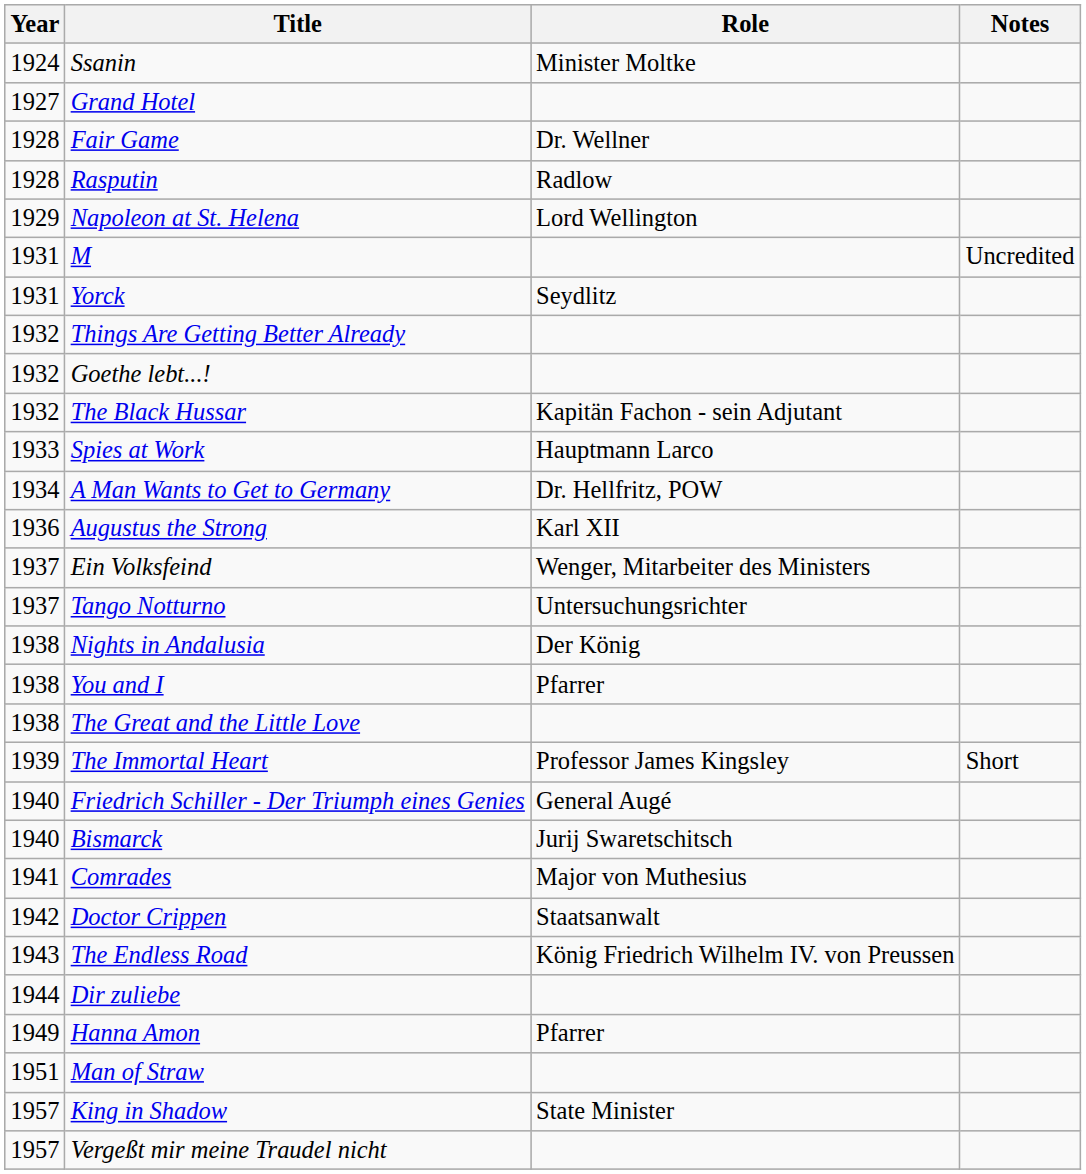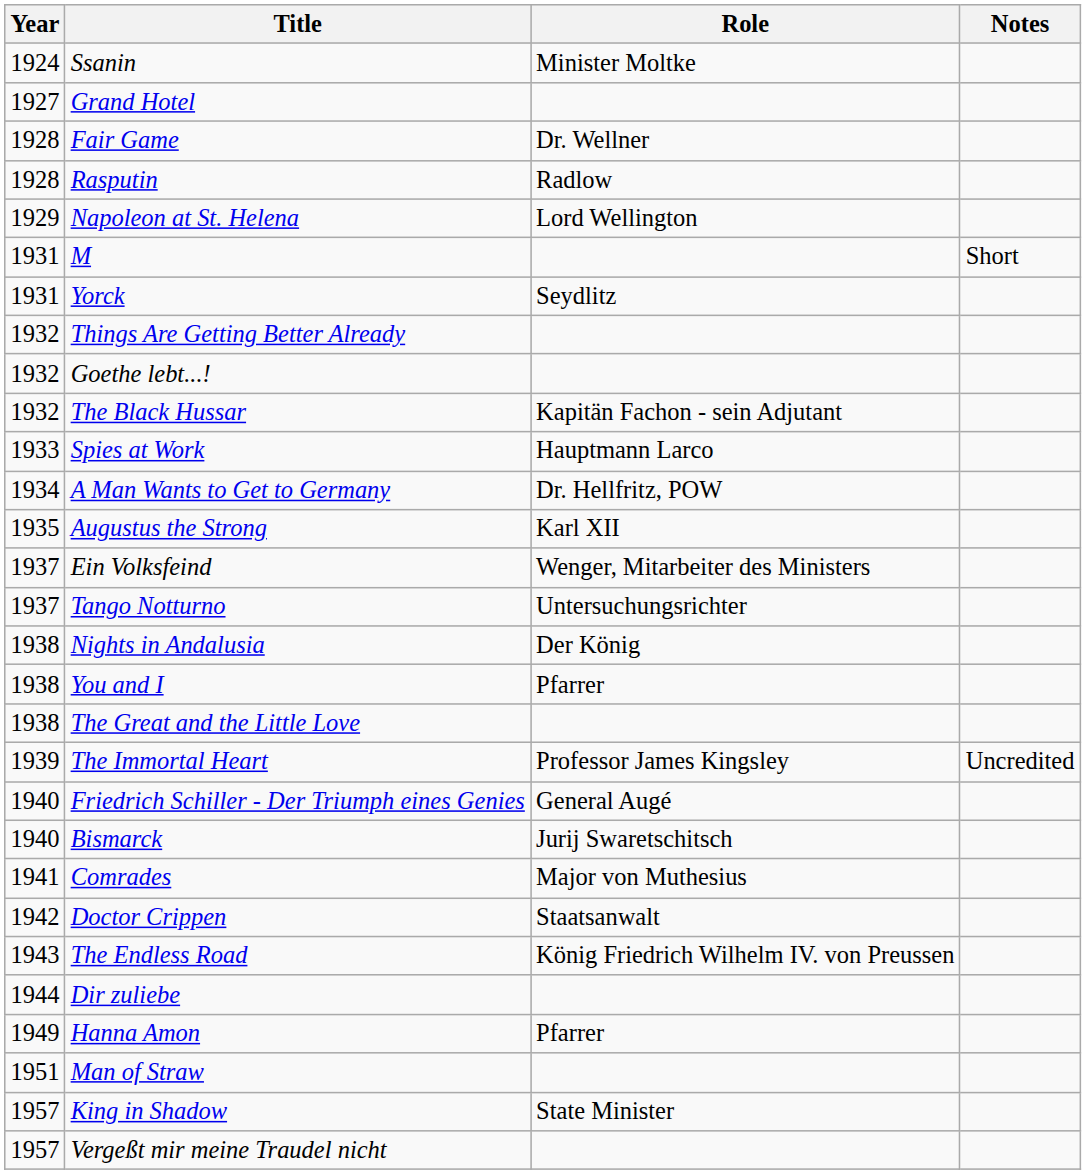(1020, 256) Uncredited -> (992, 256) Short
(35, 528) 1936 -> (35, 528) 1935
(992, 761) Short -> (1020, 761) Uncredited
